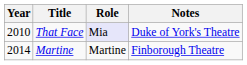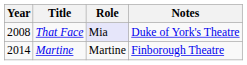(19, 32) 2010 -> (19, 32) 2008
